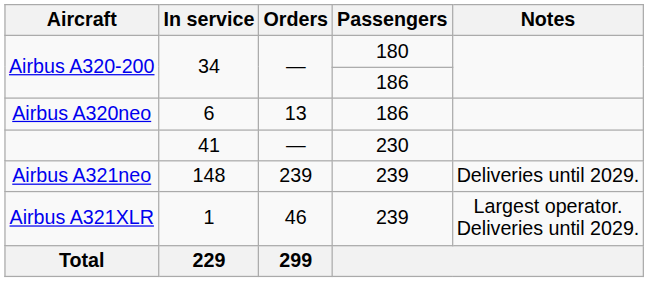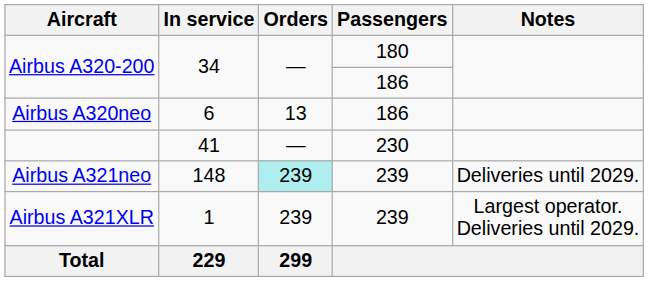(296, 176) no background -> (296, 176) paleturquoise background
(296, 218) 46 -> (296, 218) 239
